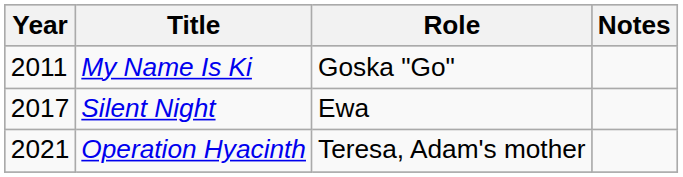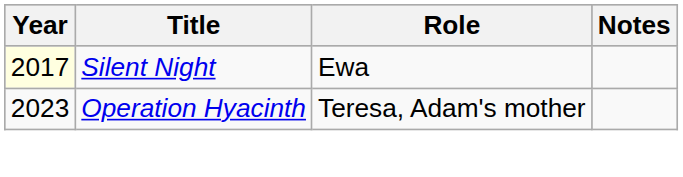- row: (167, 66)
(40, 108) no background -> (40, 66) lightyellow background
(40, 150) 2021 -> (40, 108) 2023
